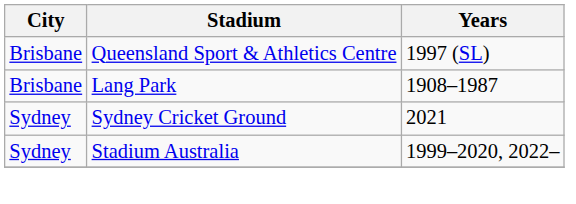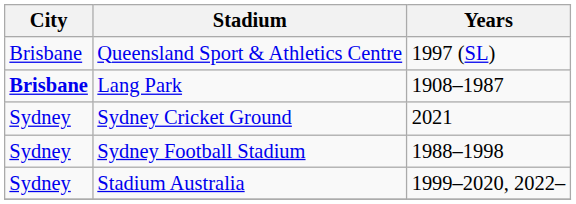(46, 85) normal -> (49, 85) bold
+ row: (201, 150)
